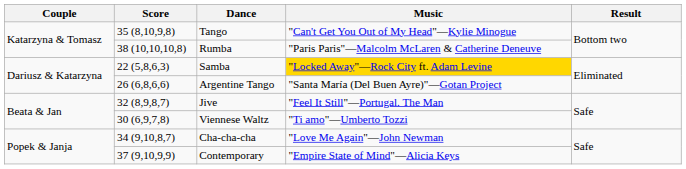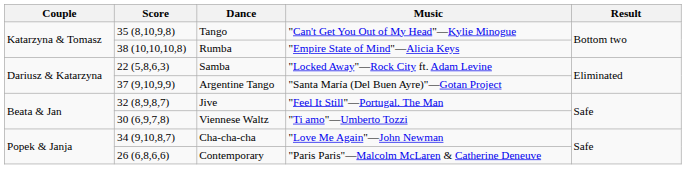(415, 48) "Paris Paris"—Malcolm McLaren & Catherine Deneuve -> (374, 48) "Empire State of Mind"—Alicia Keys
(390, 66) gold background -> (390, 66) no background
(143, 84) 26 (6,8,6,6) -> (146, 84) 37 (9,10,9,9)
(146, 155) 37 (9,10,9,9) -> (143, 155) 26 (6,8,6,6)
(374, 155) "Empire State of Mind"—Alicia Keys -> (415, 155) "Paris Paris"—Malcolm McLaren & Catherine Deneuve
